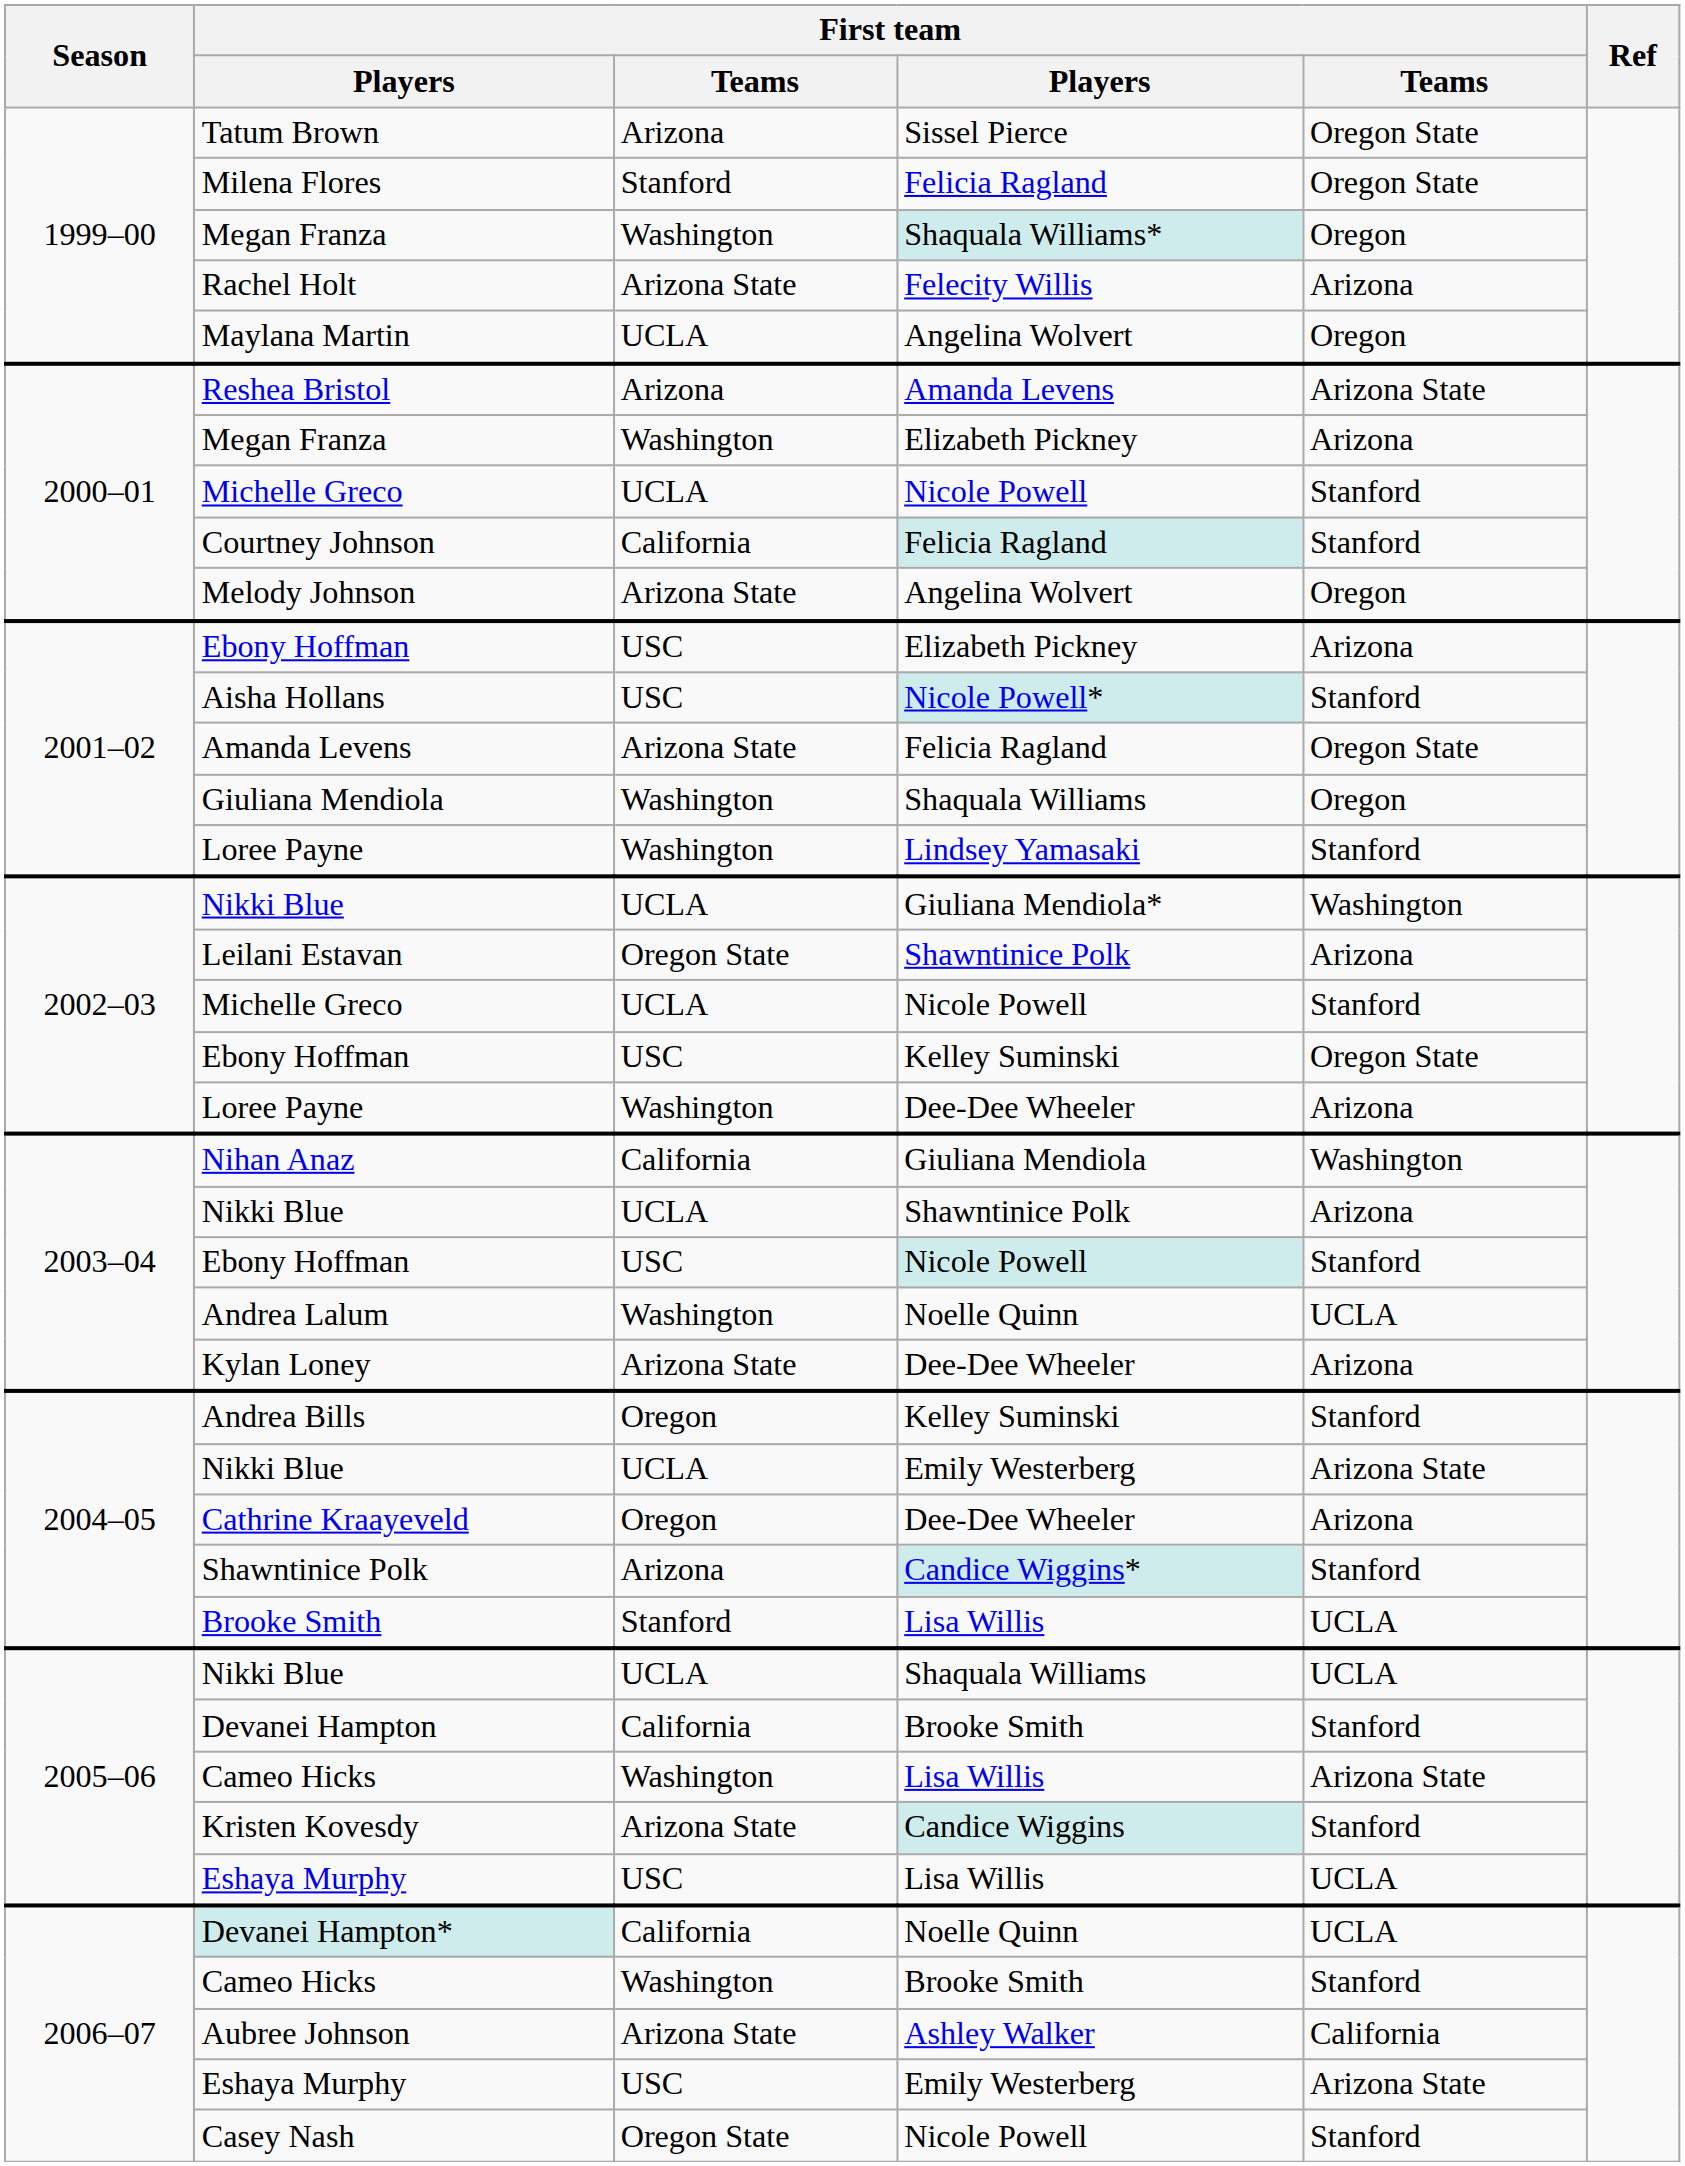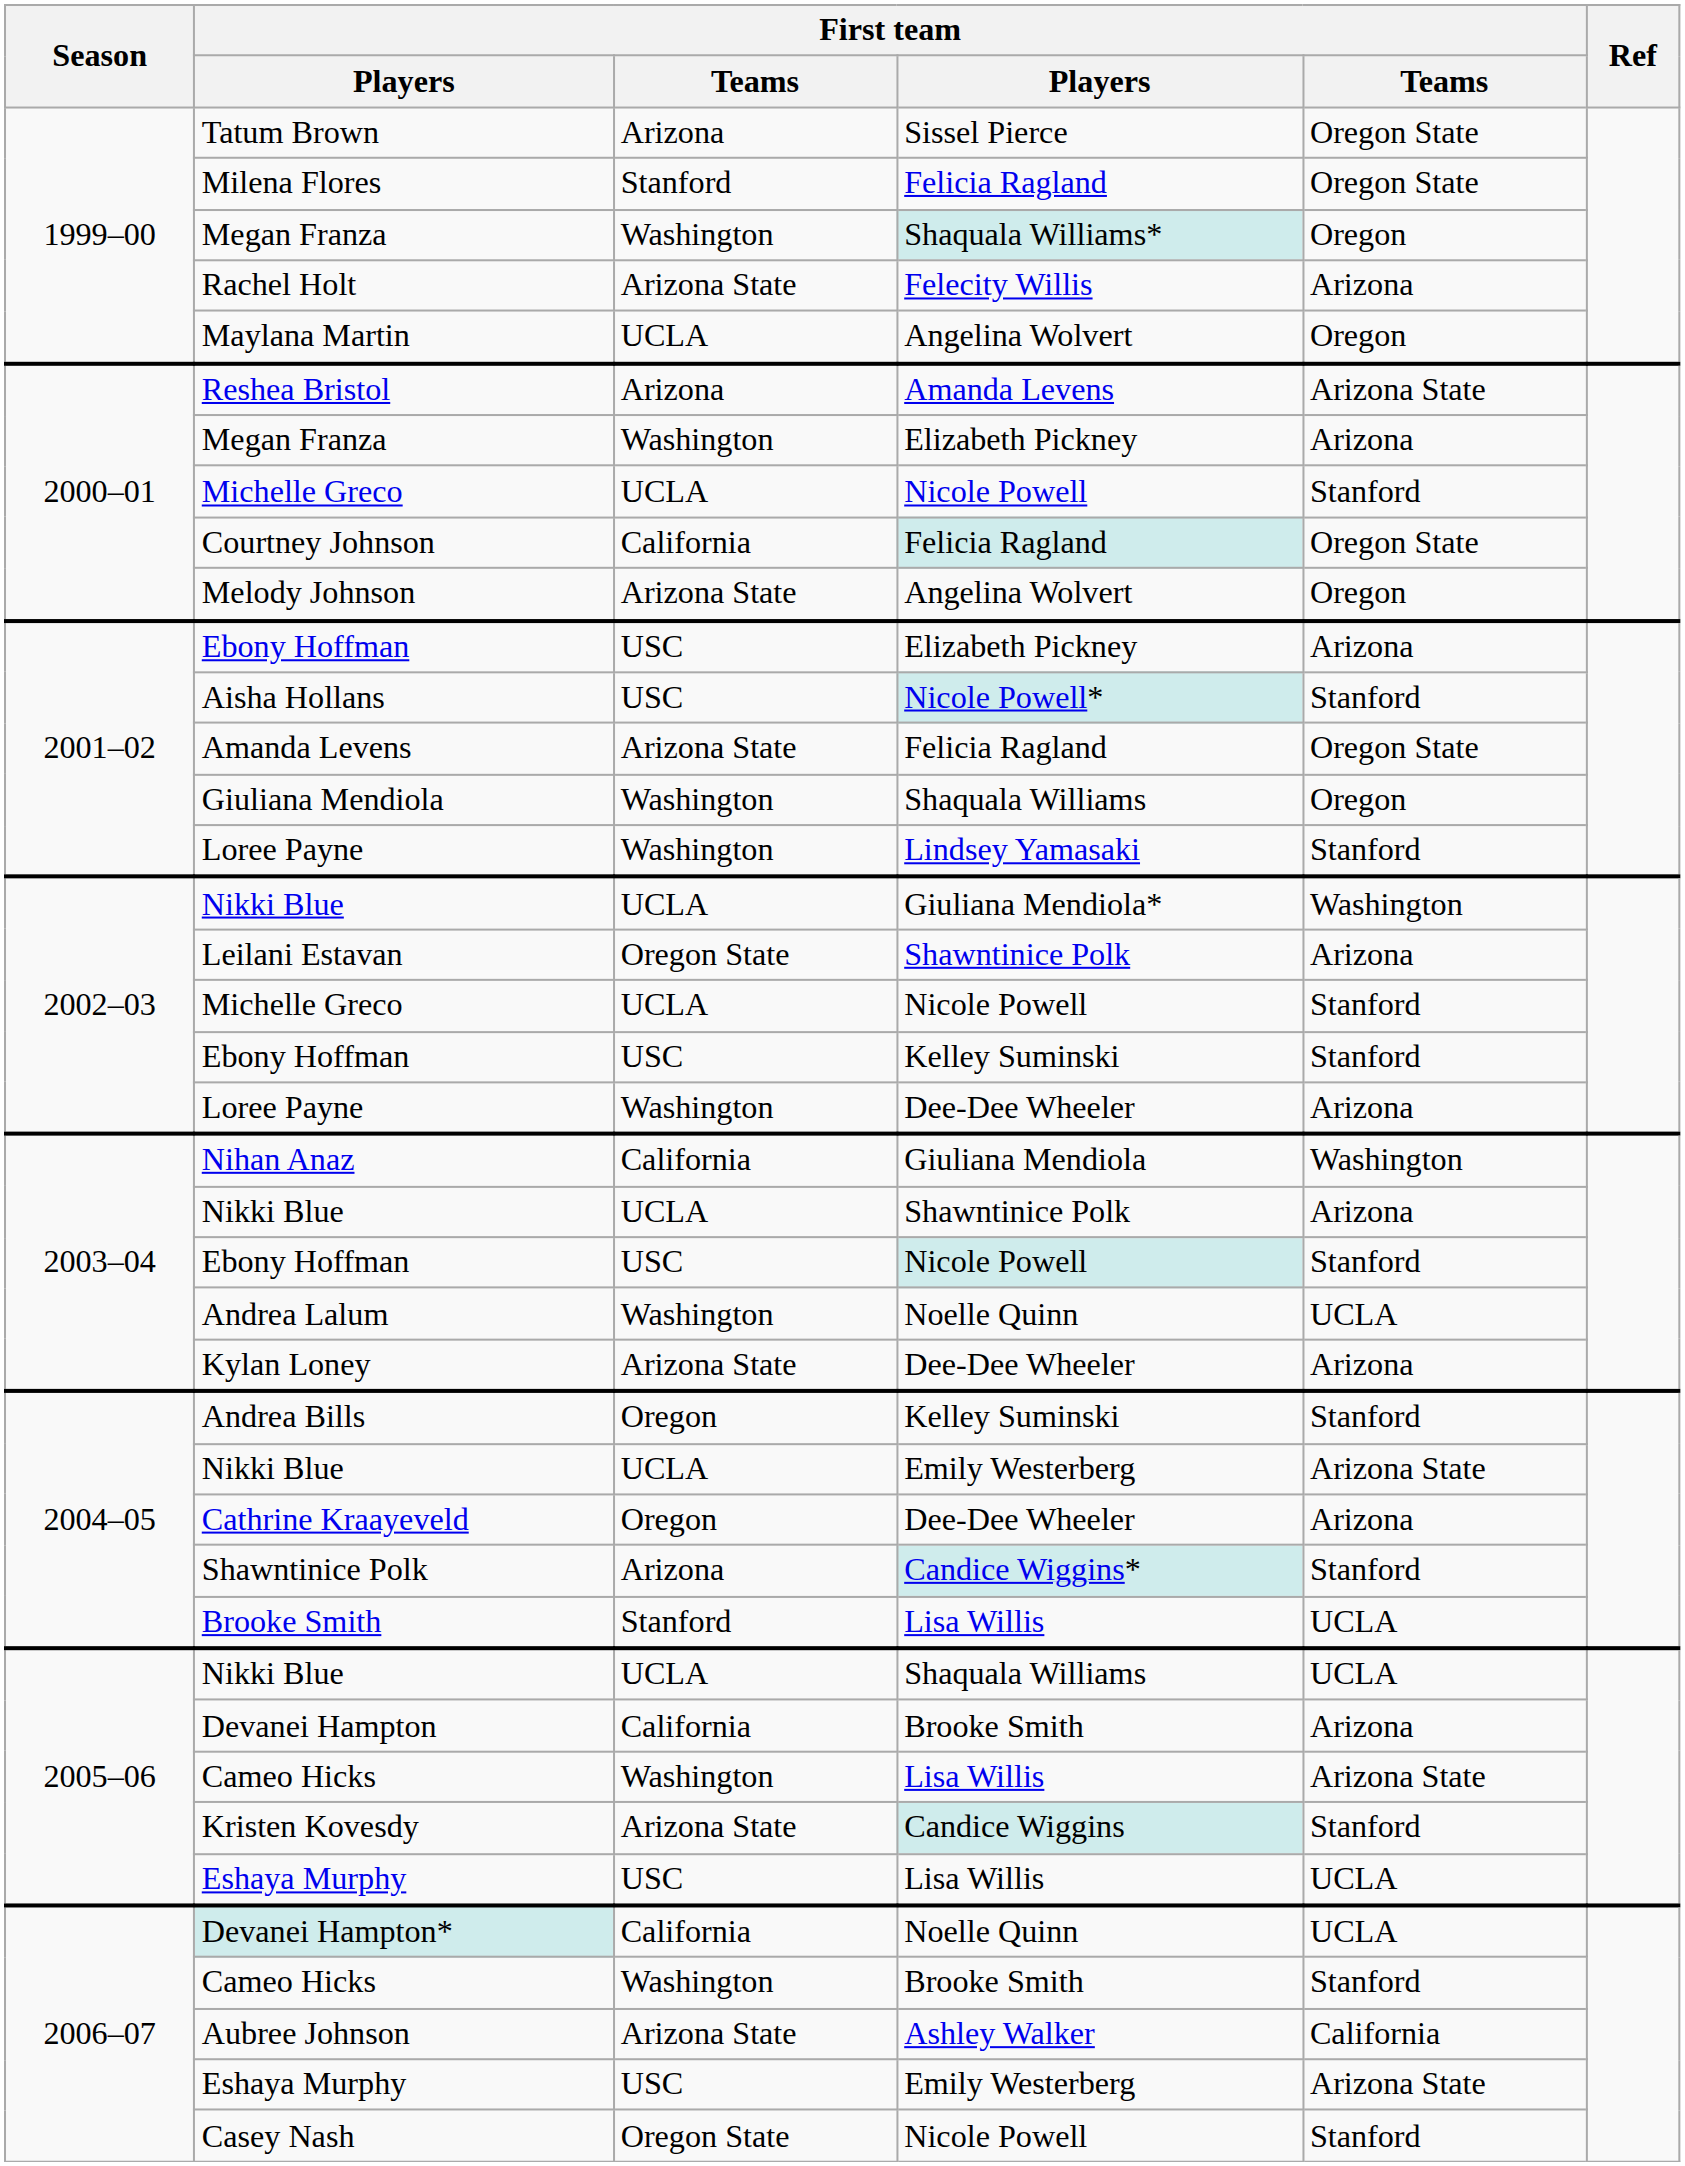(1365, 542) Stanford -> (1394, 542) Oregon State
(1394, 1056) Oregon State -> (1365, 1056) Stanford
(1365, 1725) Stanford -> (1362, 1725) Arizona
